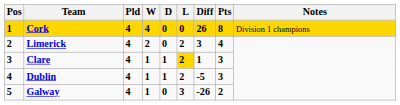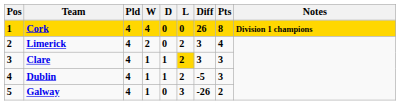(273, 29) normal -> (274, 28) bold
(199, 60) 1 -> (199, 60) 3
